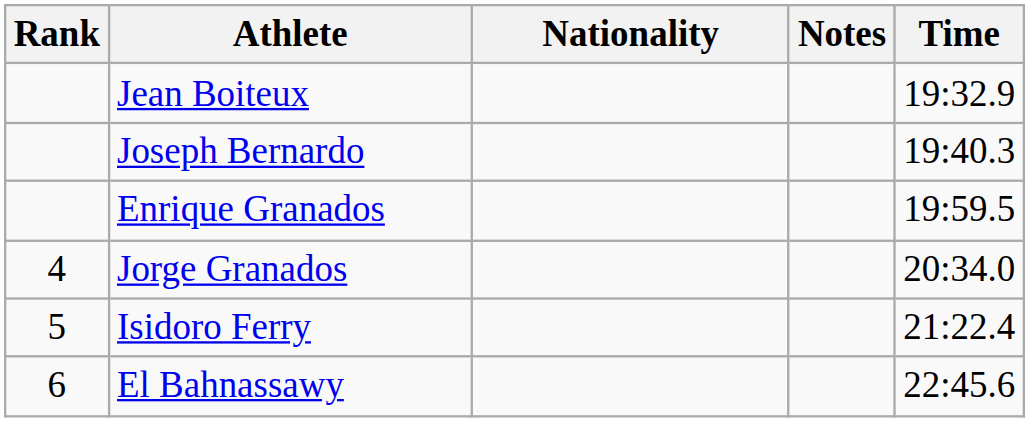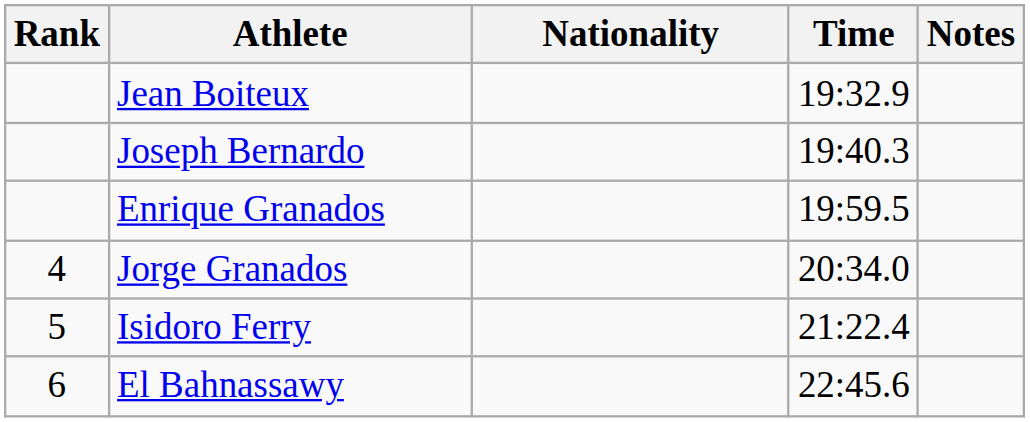columns swapped: (959, 33) <-> (842, 33)
